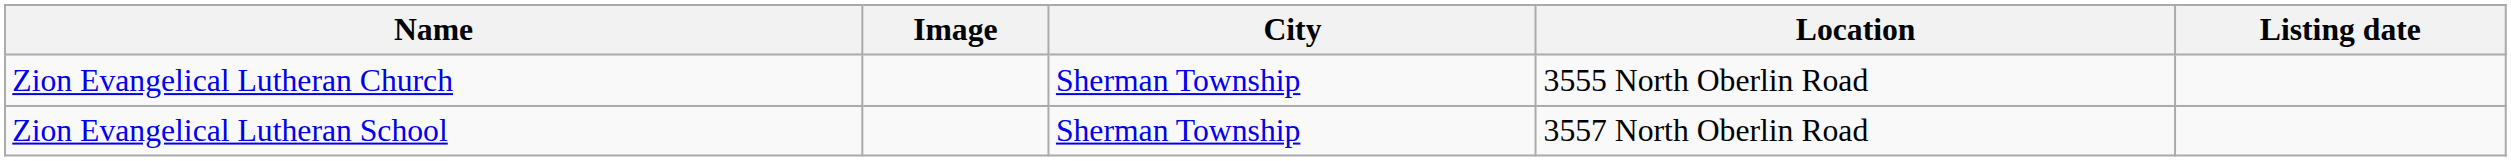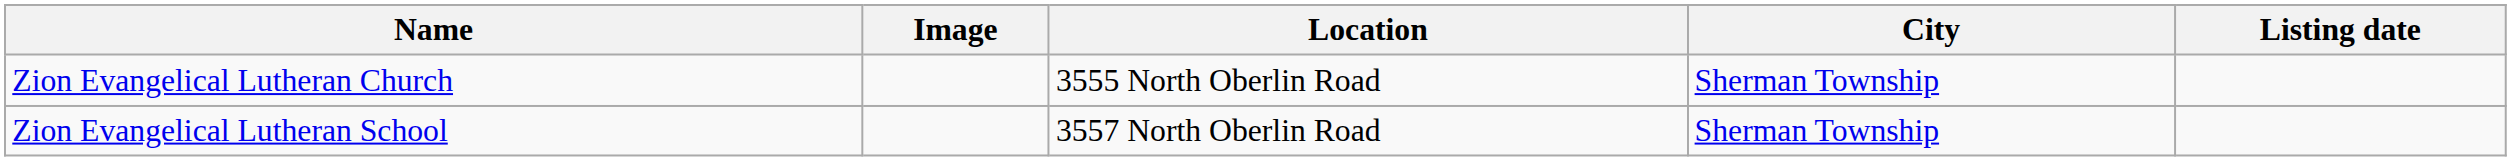columns swapped: (1856, 29) <-> (1292, 29)
